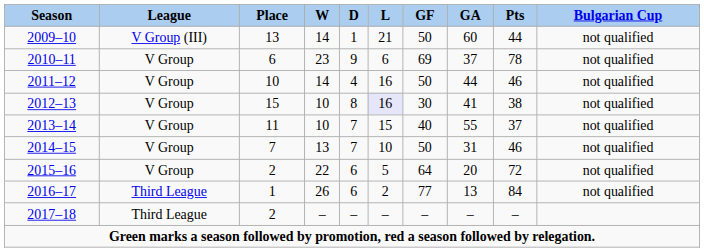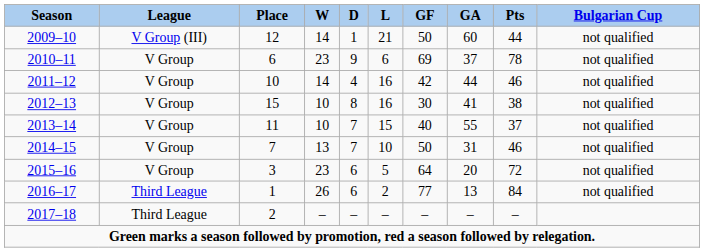(272, 37) 13 -> (272, 37) 12
(425, 81) 50 -> (425, 81) 42
(385, 103) lavender background -> (385, 103) no background
(272, 170) 2 -> (272, 170) 3
(322, 170) 22 -> (322, 170) 23
